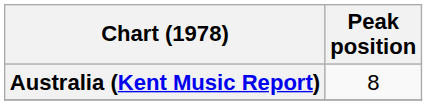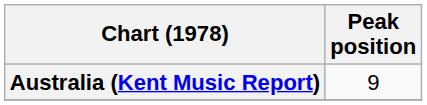(373, 81) 8 -> (373, 81) 9
